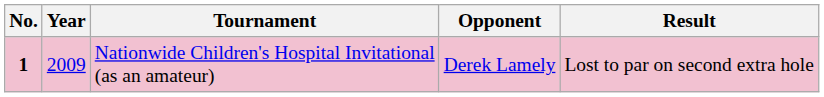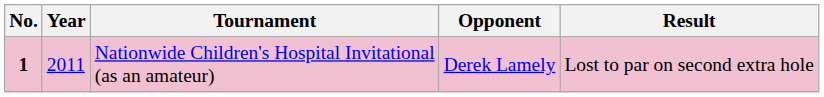(66, 64) 2009 -> (66, 64) 2011
